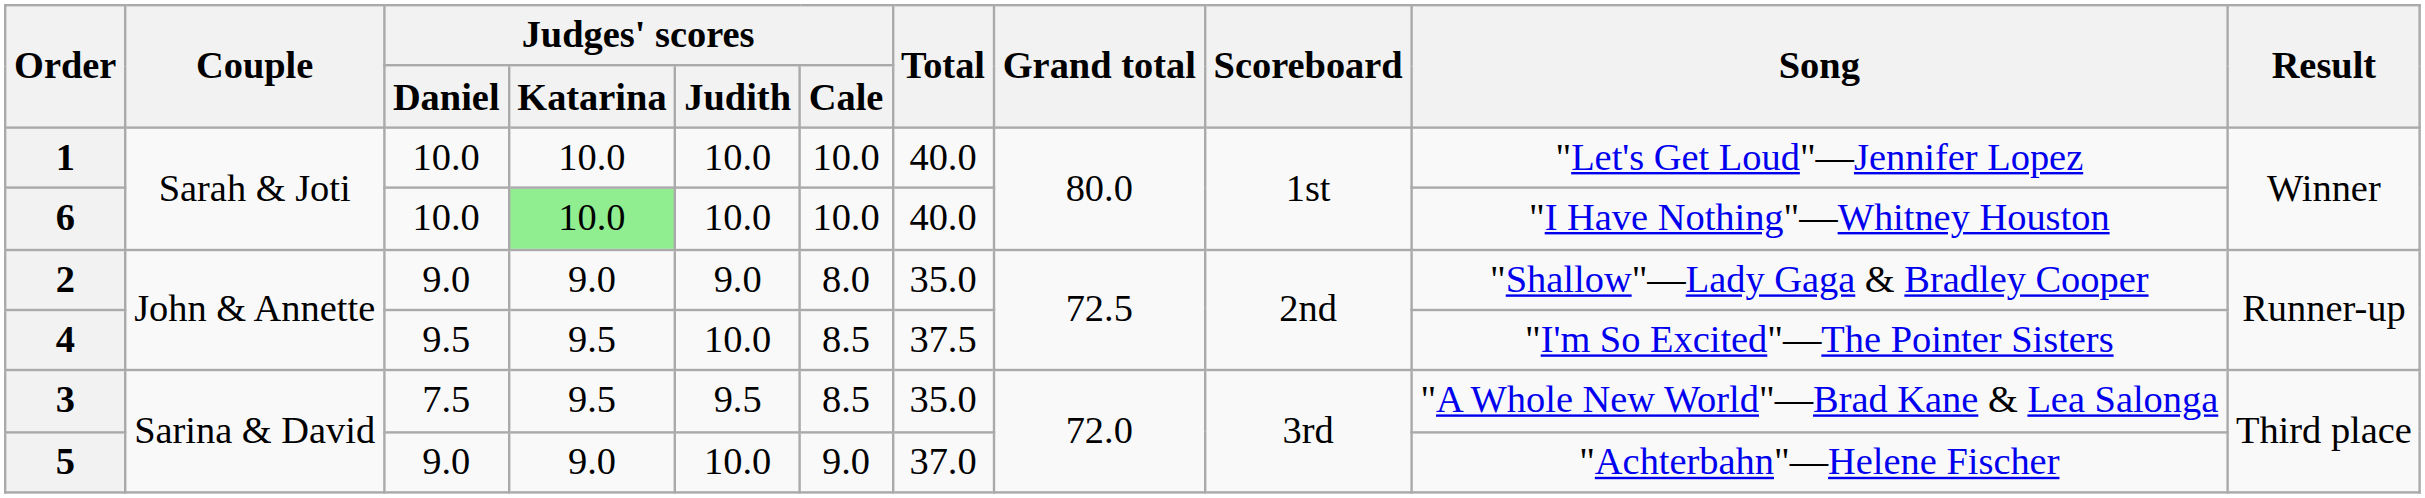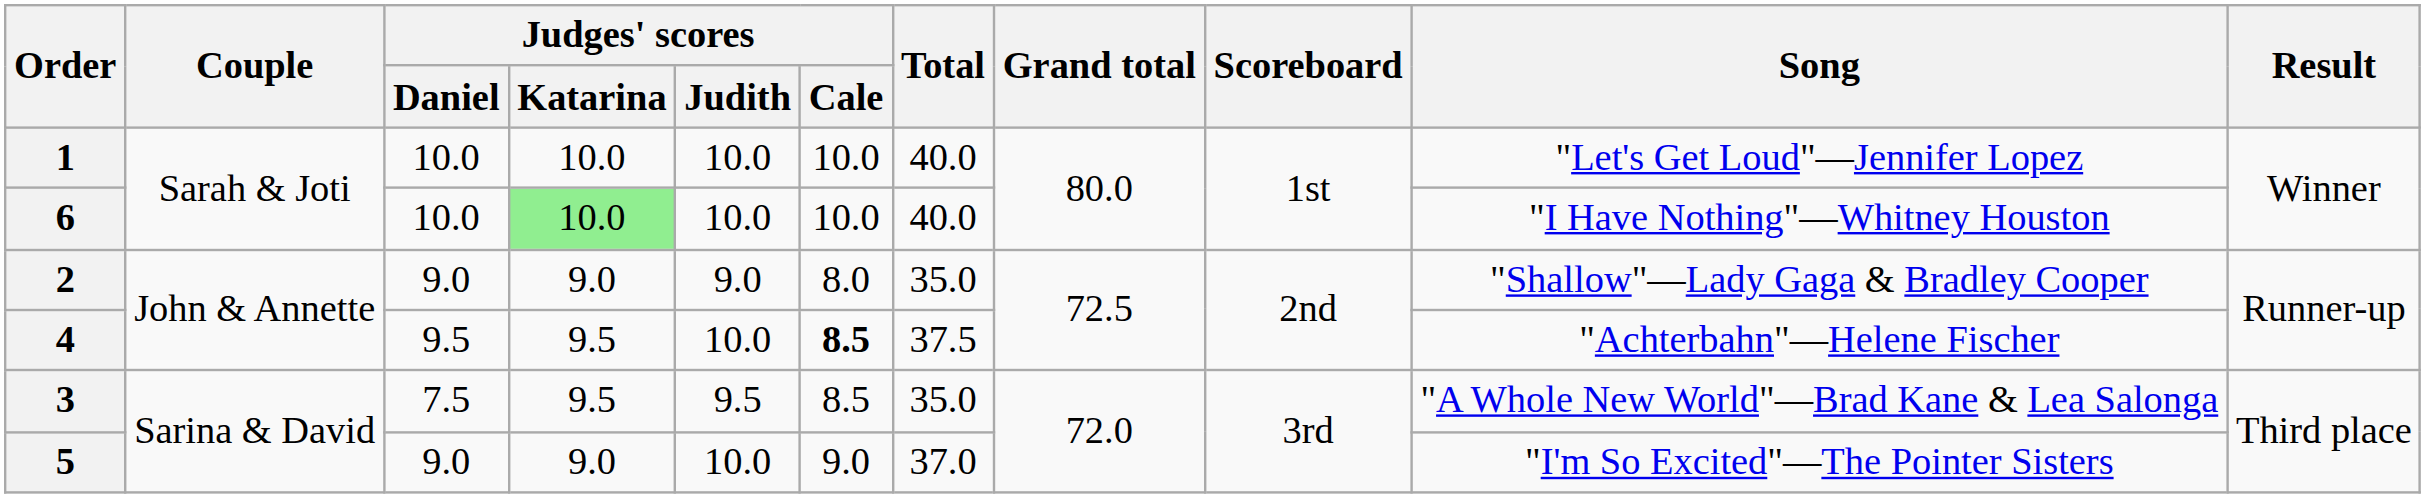(846, 339) normal -> (846, 339) bold
(1819, 339) "I'm So Excited"—The Pointer Sisters -> (1819, 339) "Achterbahn"—Helene Fischer
(1819, 461) "Achterbahn"—Helene Fischer -> (1819, 461) "I'm So Excited"—The Pointer Sisters
